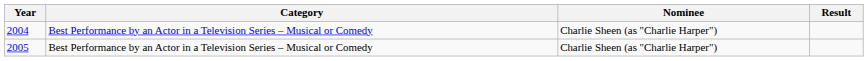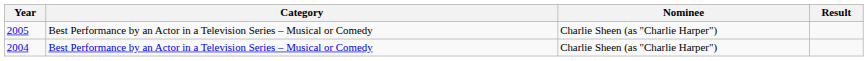rows swapped: (18, 30) <-> (18, 47)
